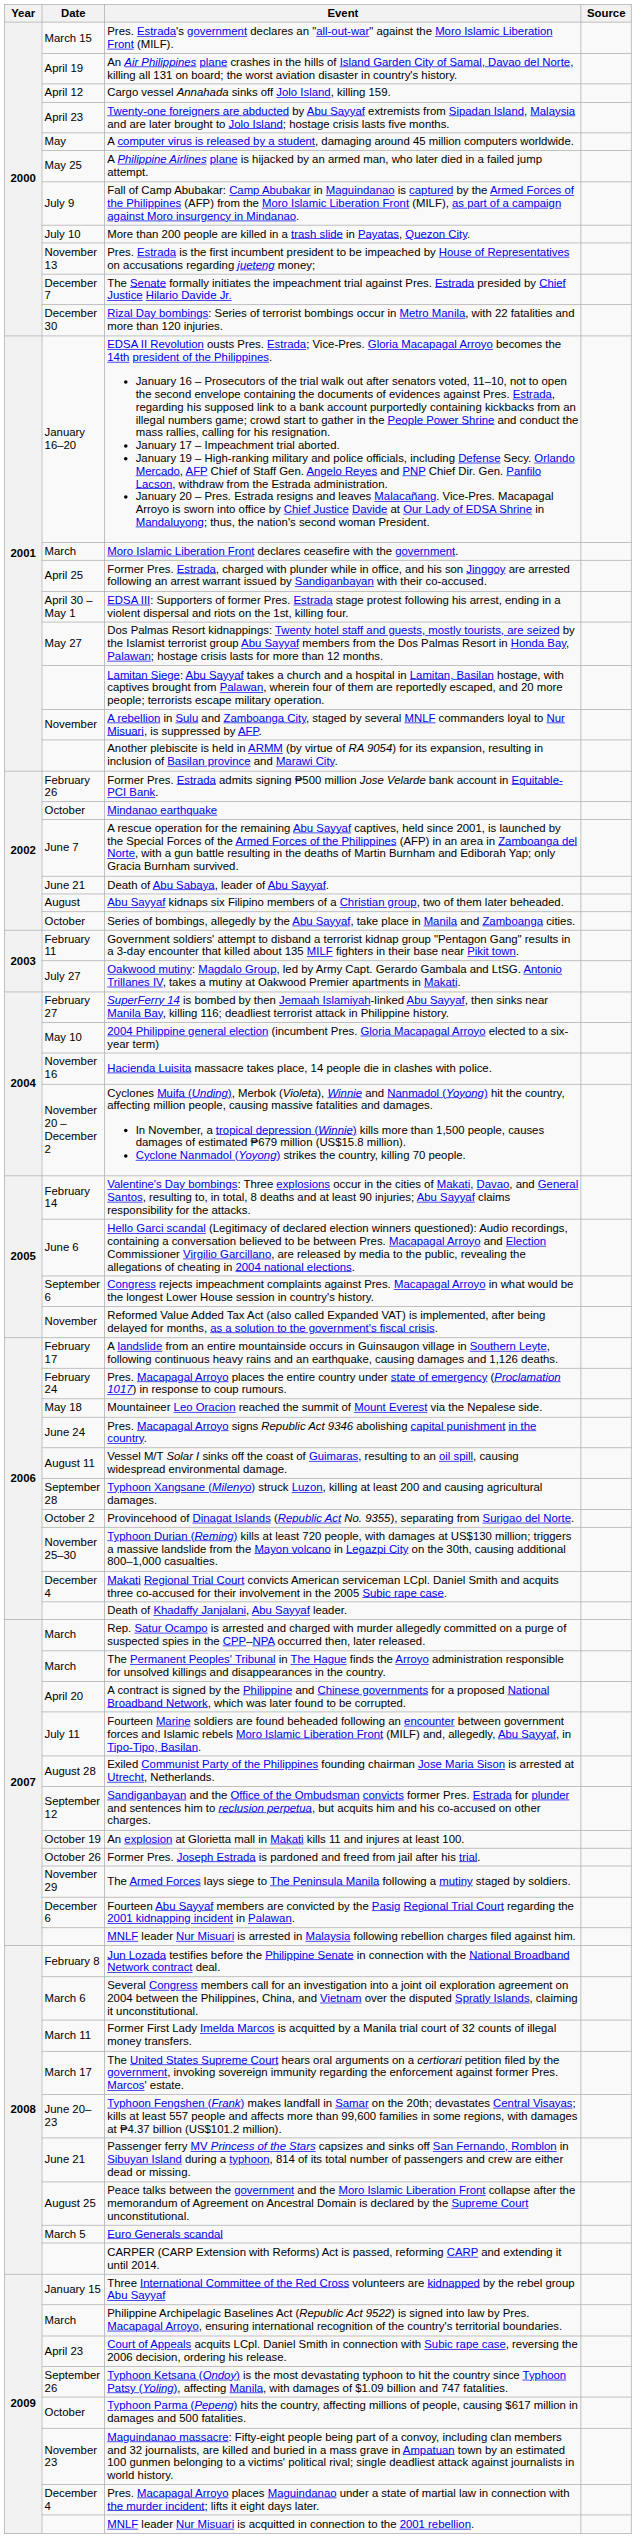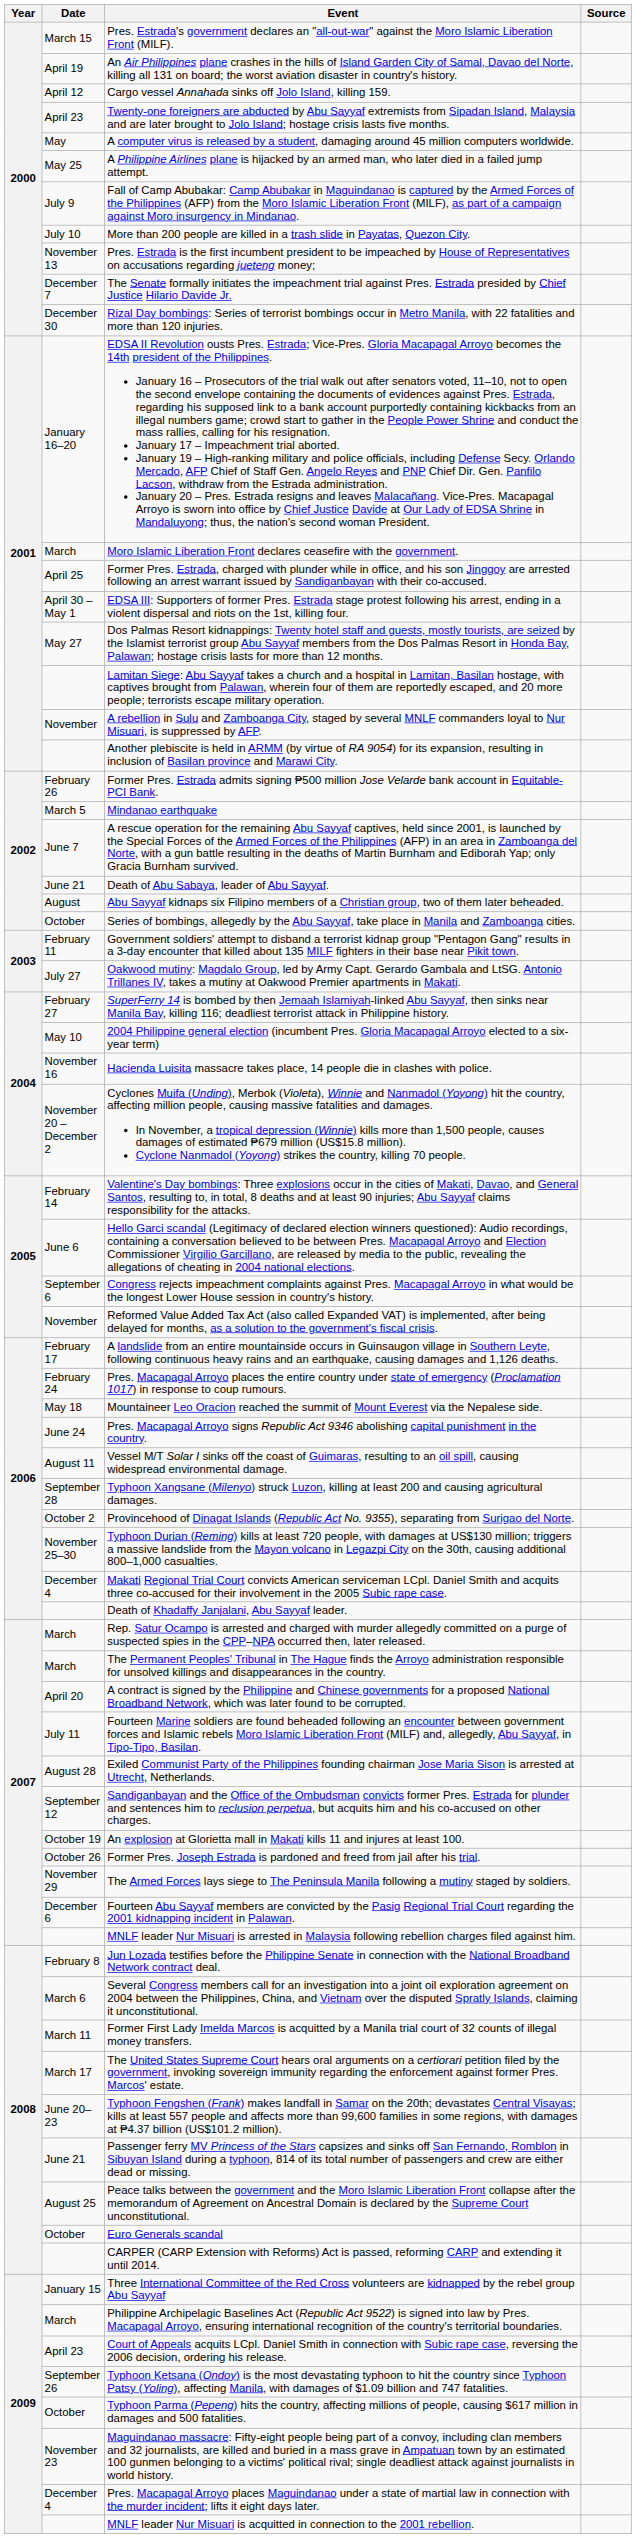(65, 810) October -> (65, 810) March 5
(65, 2234) March 5 -> (65, 2234) October
